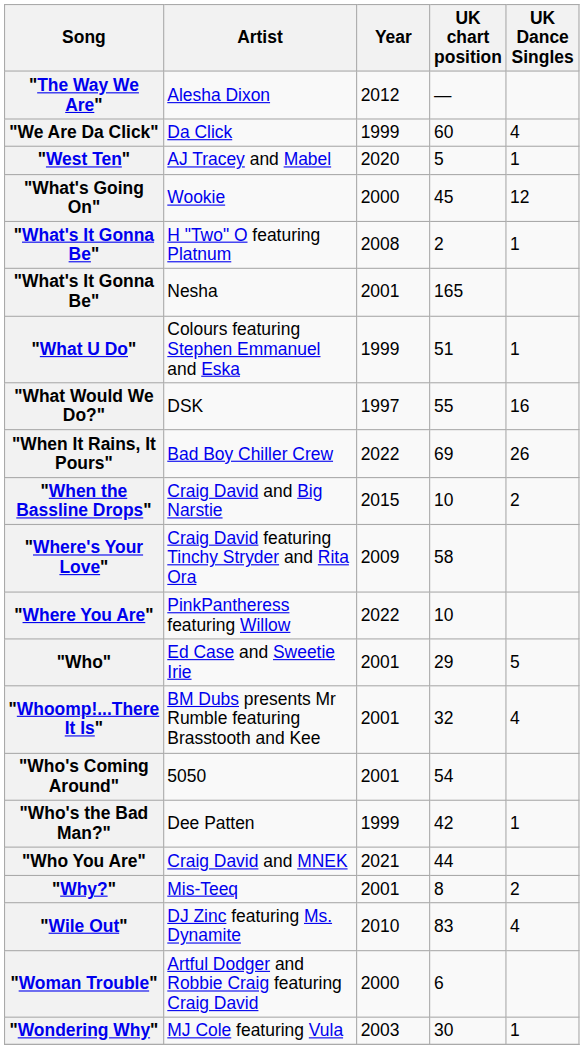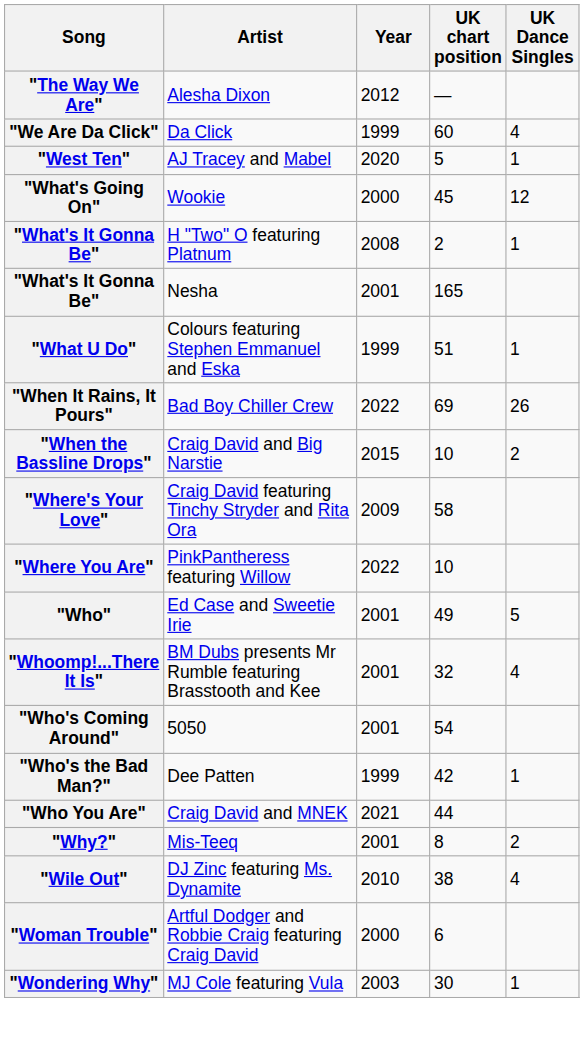- row: (84, 406)
(444, 662) 29 -> (444, 615) 49
(444, 926) 83 -> (444, 879) 38
